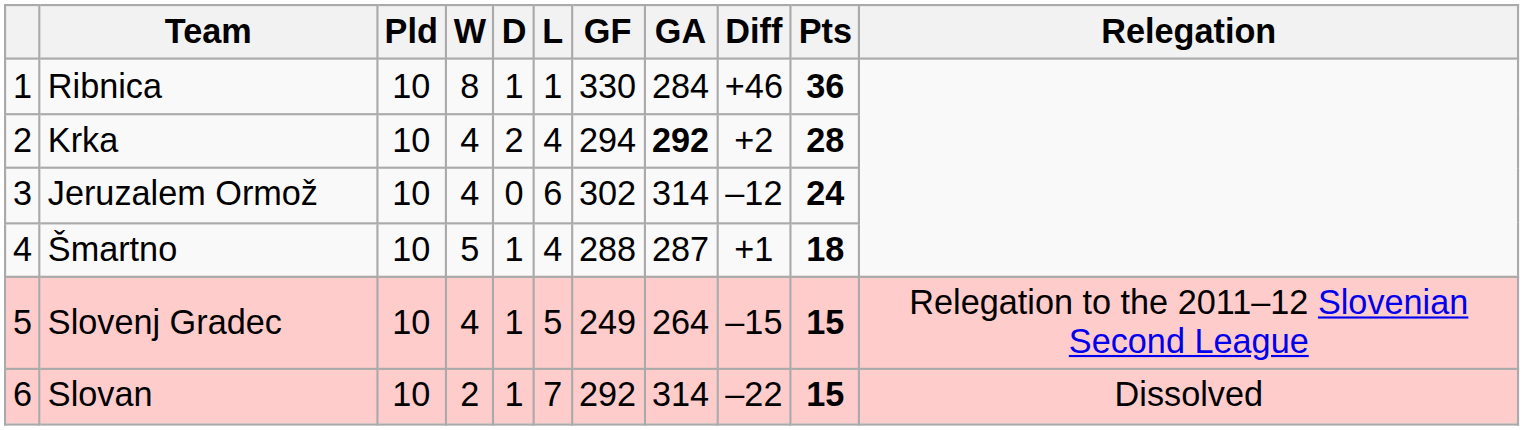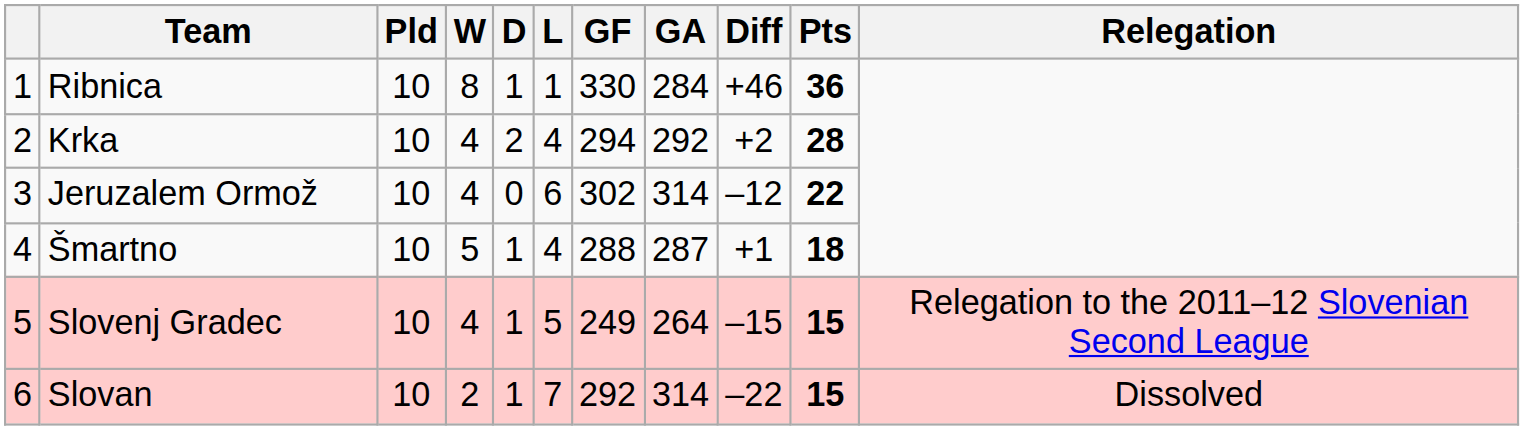(680, 140) bold -> (680, 140) normal
(825, 194) 24 -> (825, 194) 22
